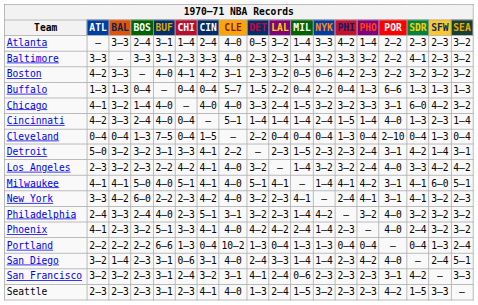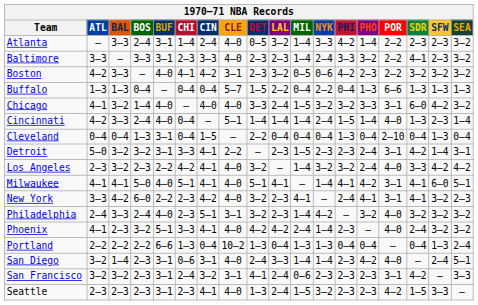(324, 59) 3–2 -> (324, 59) 2–4
(164, 137) 7–5 -> (164, 137) 3–1
